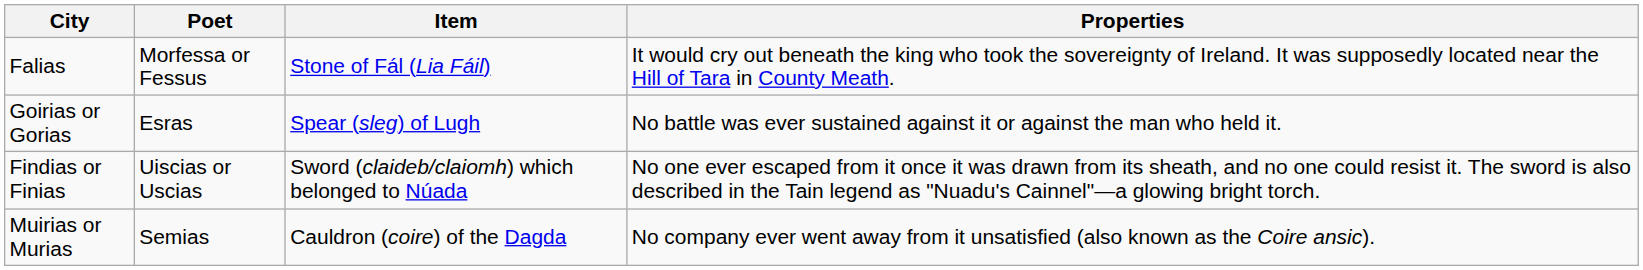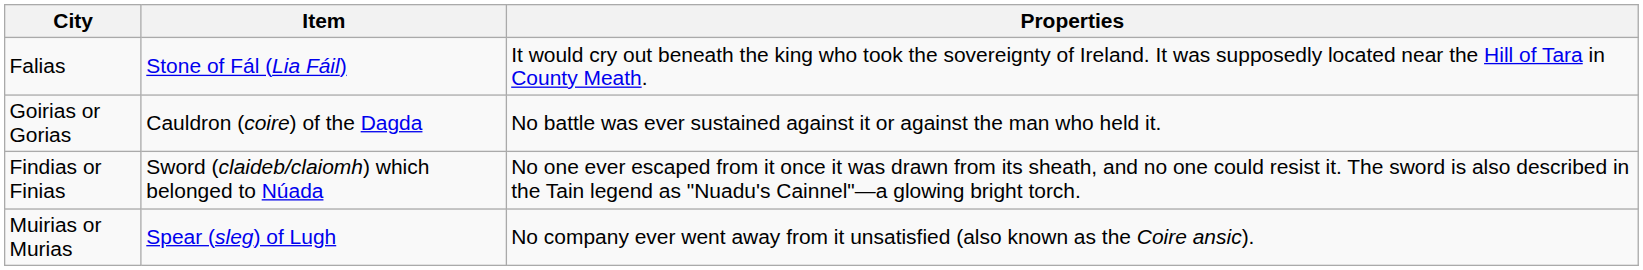- column: (210, 21)
(385, 122) Spear (sleg) of Lugh -> (284, 122) Cauldron (coire) of the Dagda
(428, 236) Cauldron (coire) of the Dagda -> (241, 236) Spear (sleg) of Lugh
